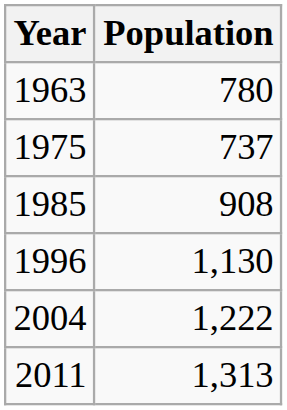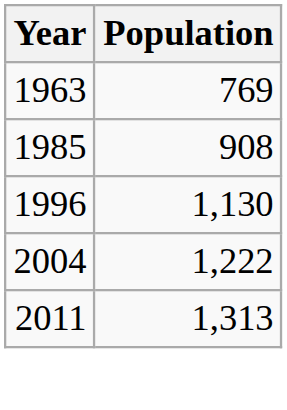(246, 90) 780 -> (246, 90) 769
- row: (50, 147)
